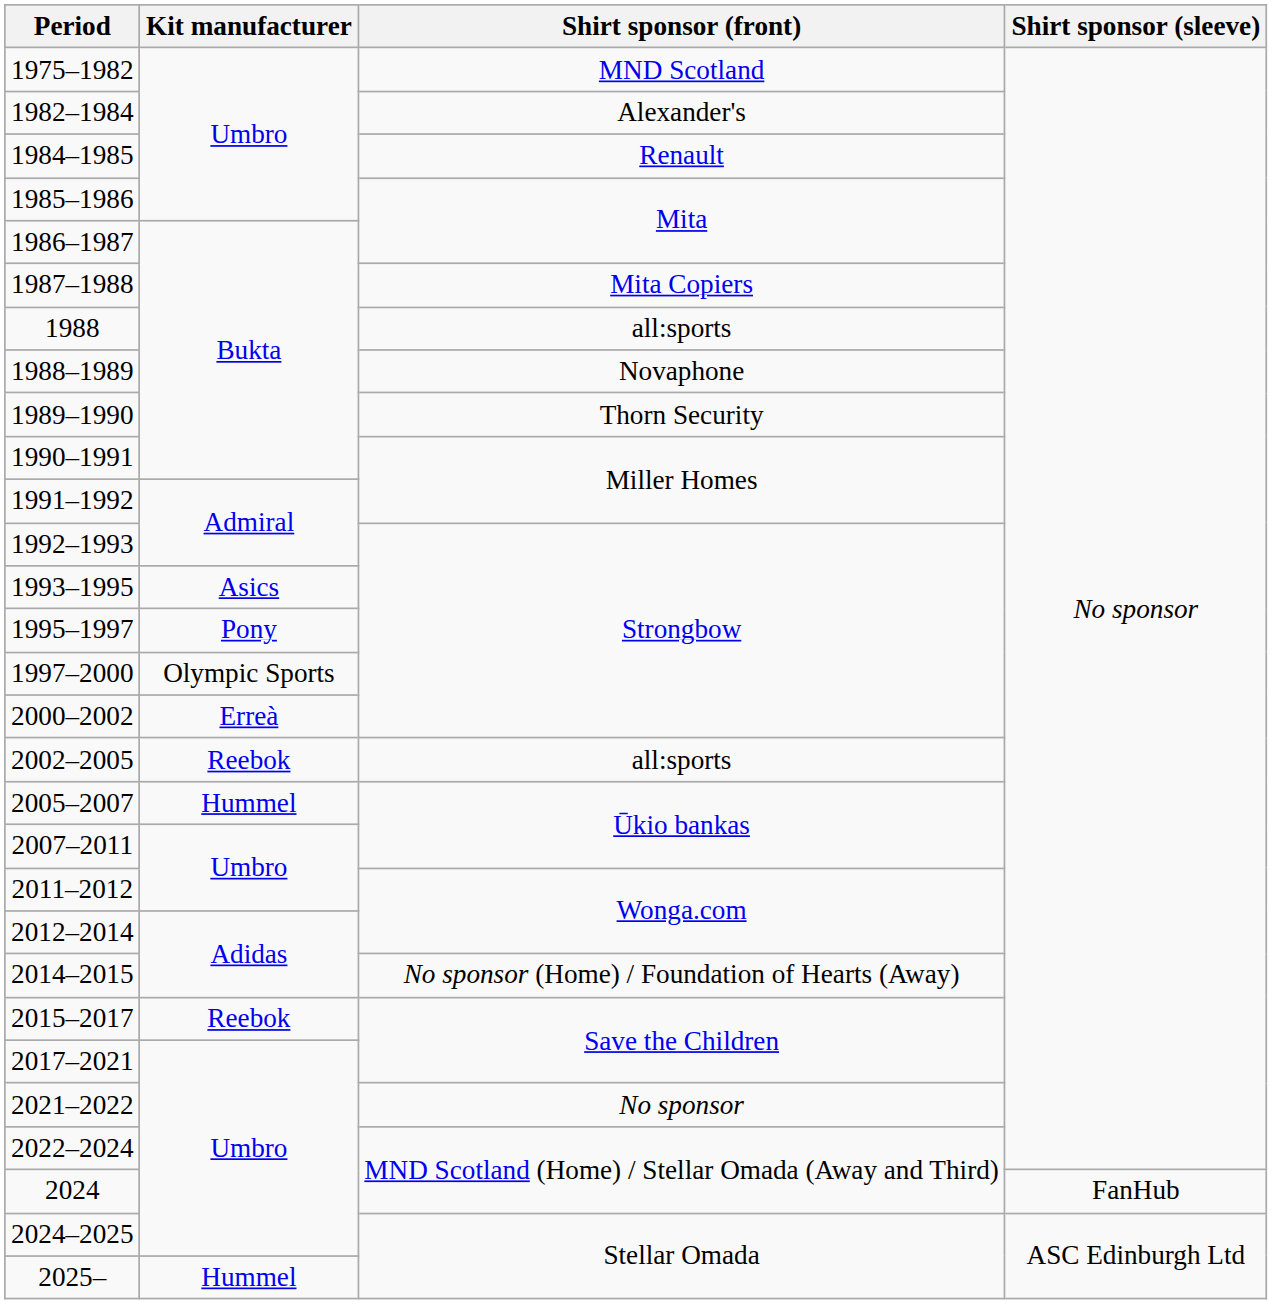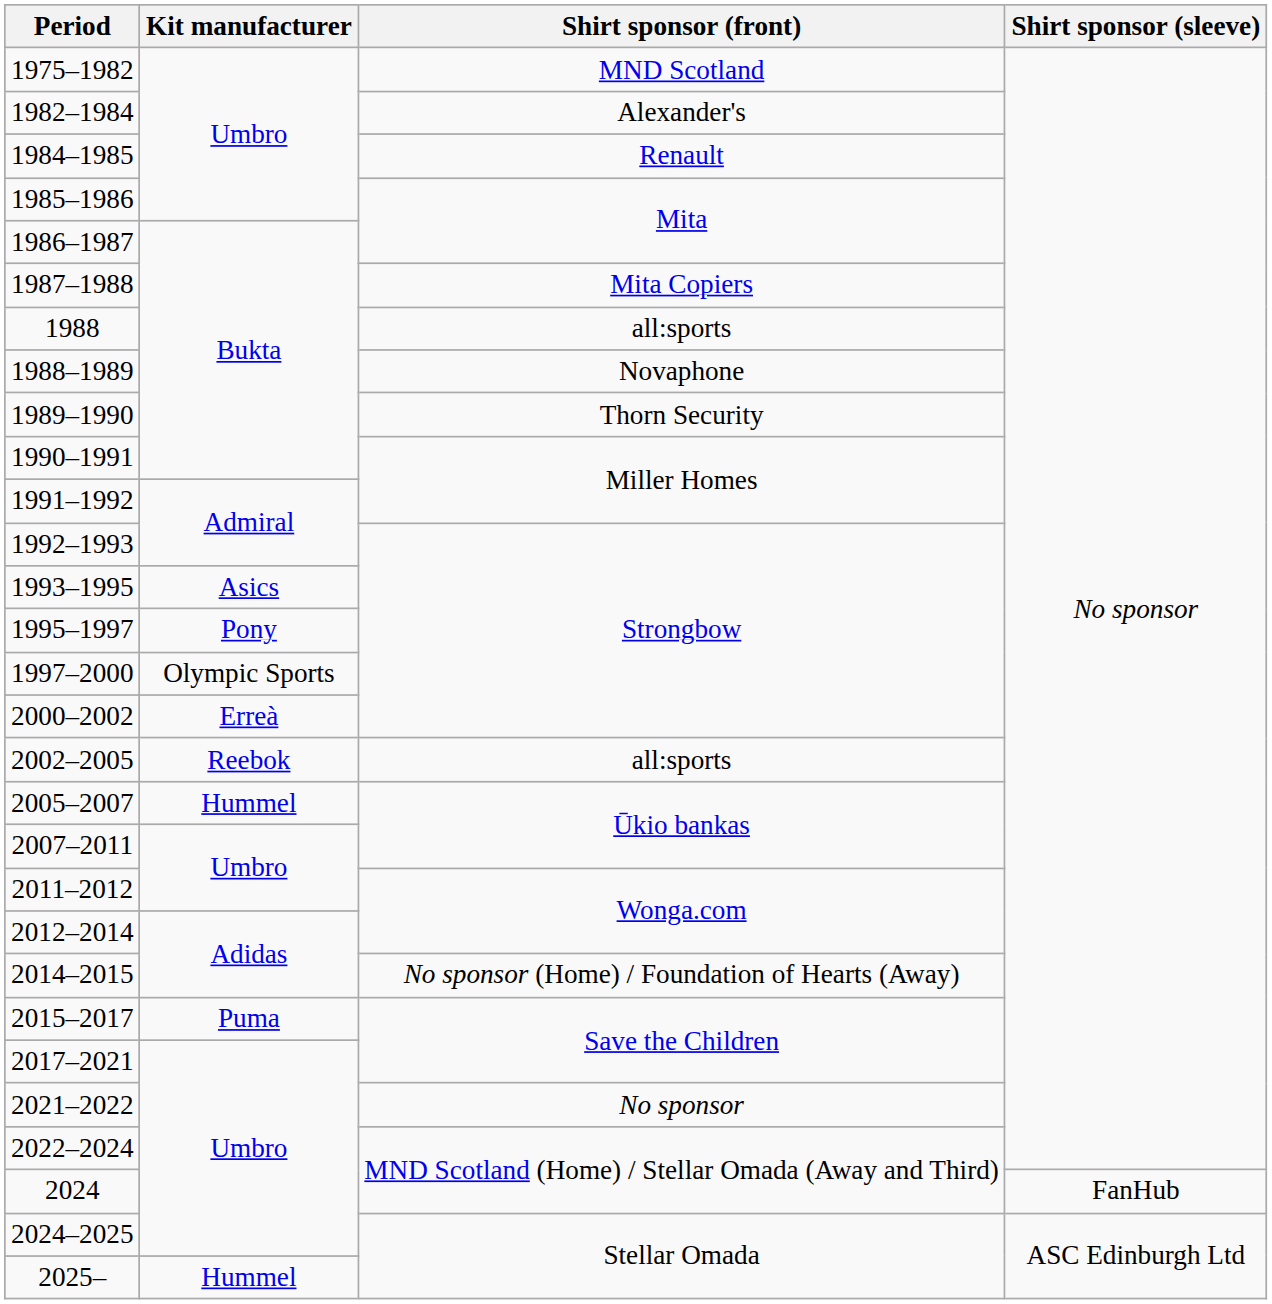(249, 1018) Reebok -> (249, 1018) Puma
